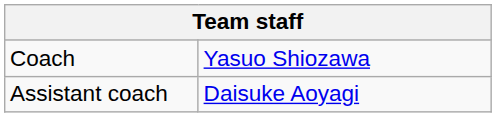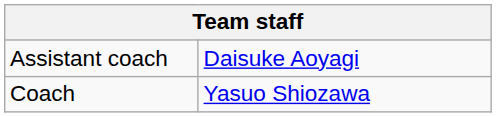rows swapped: (43, 58) <-> (89, 93)
